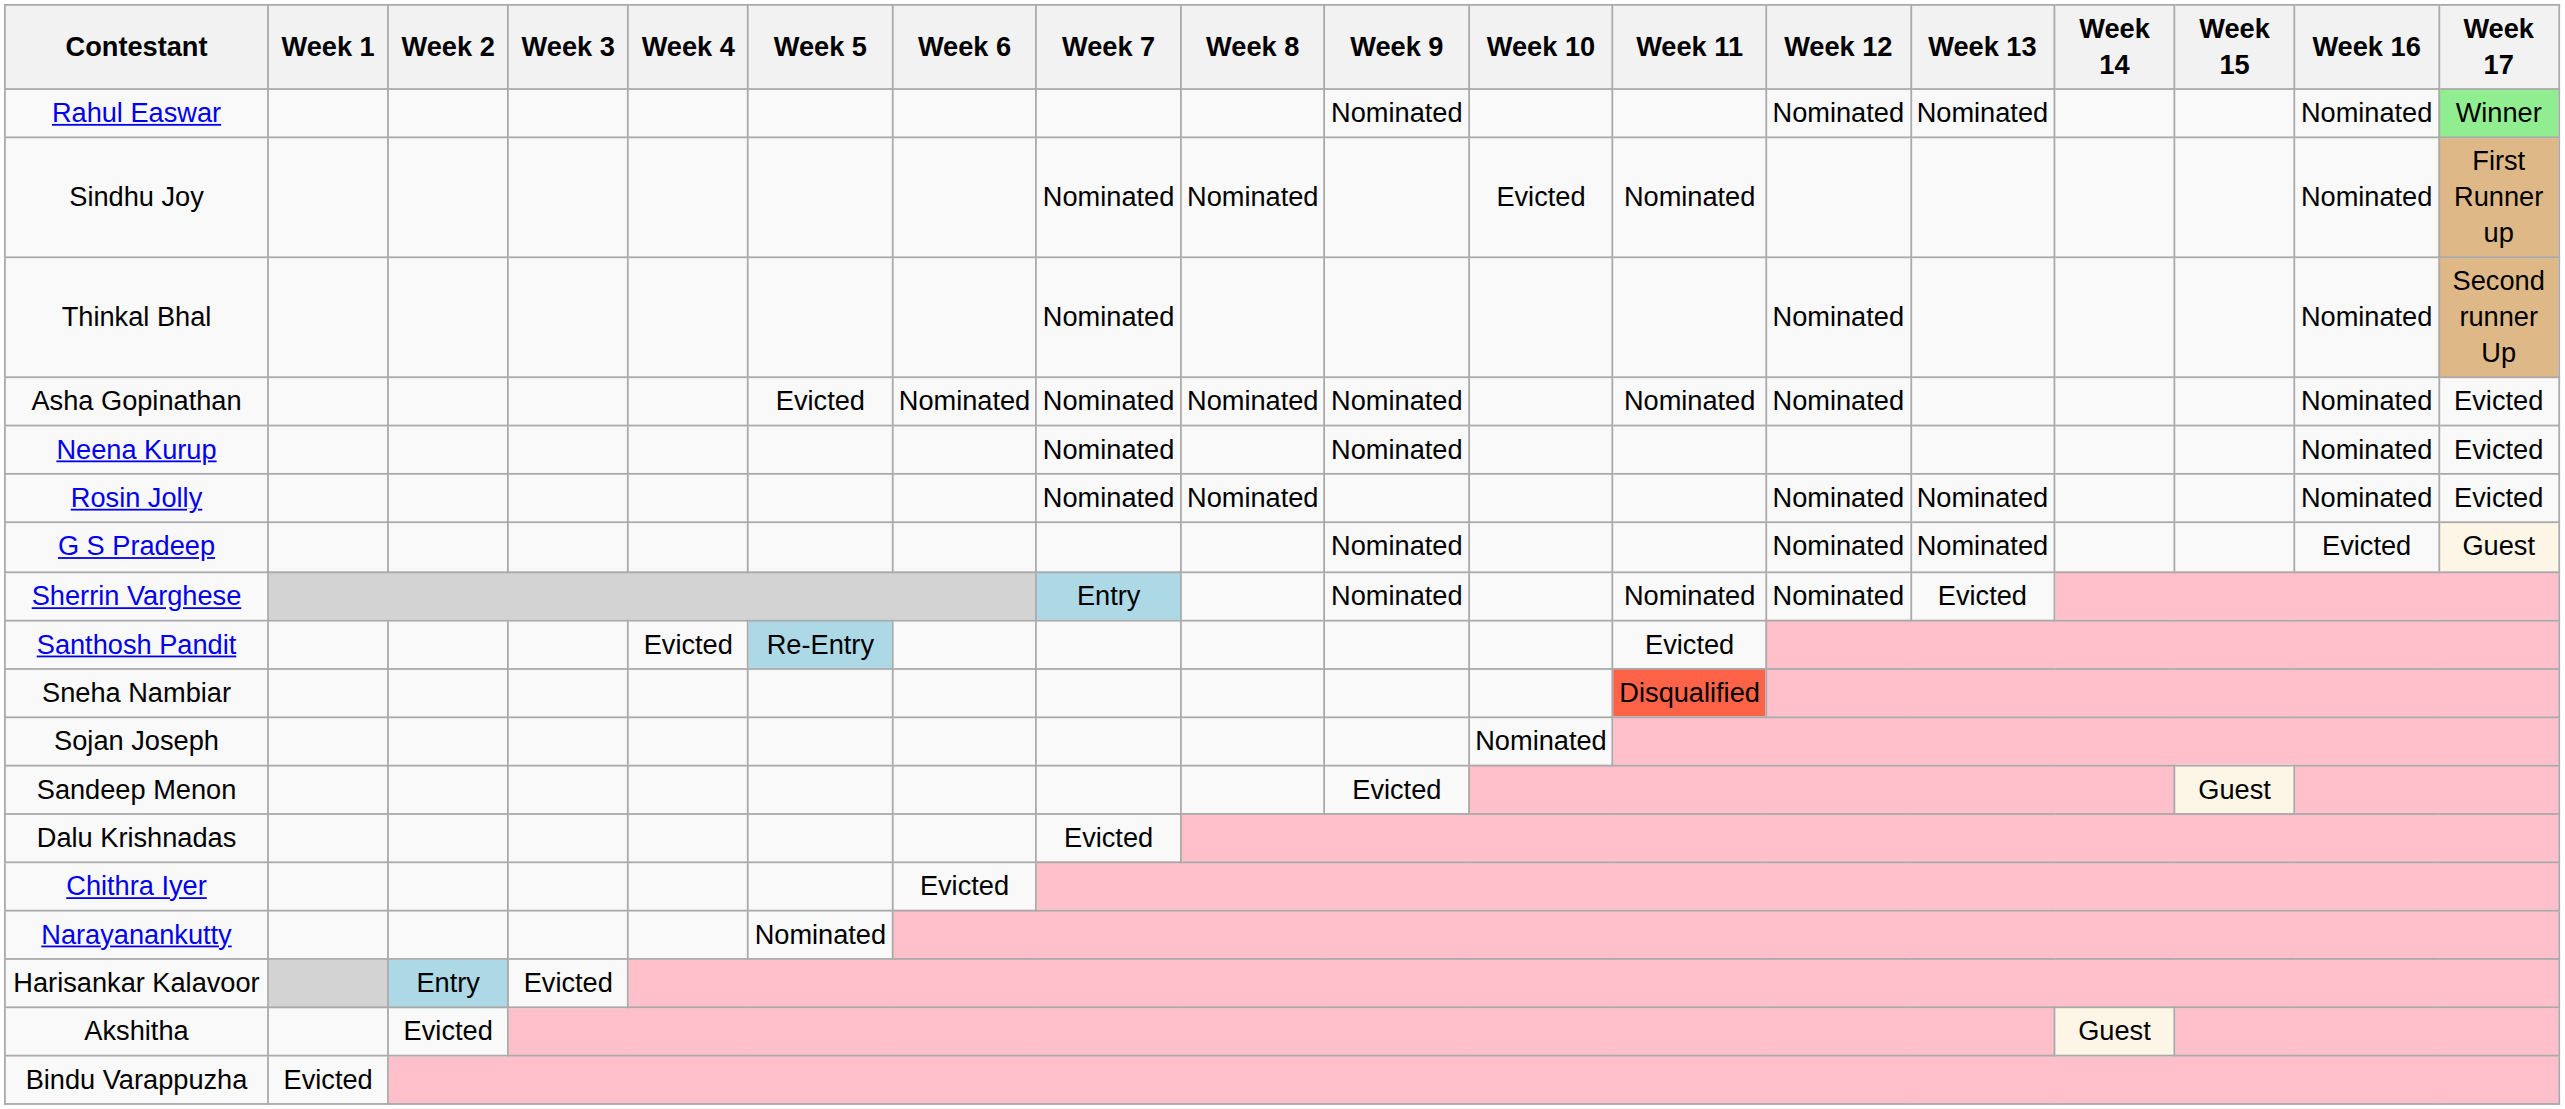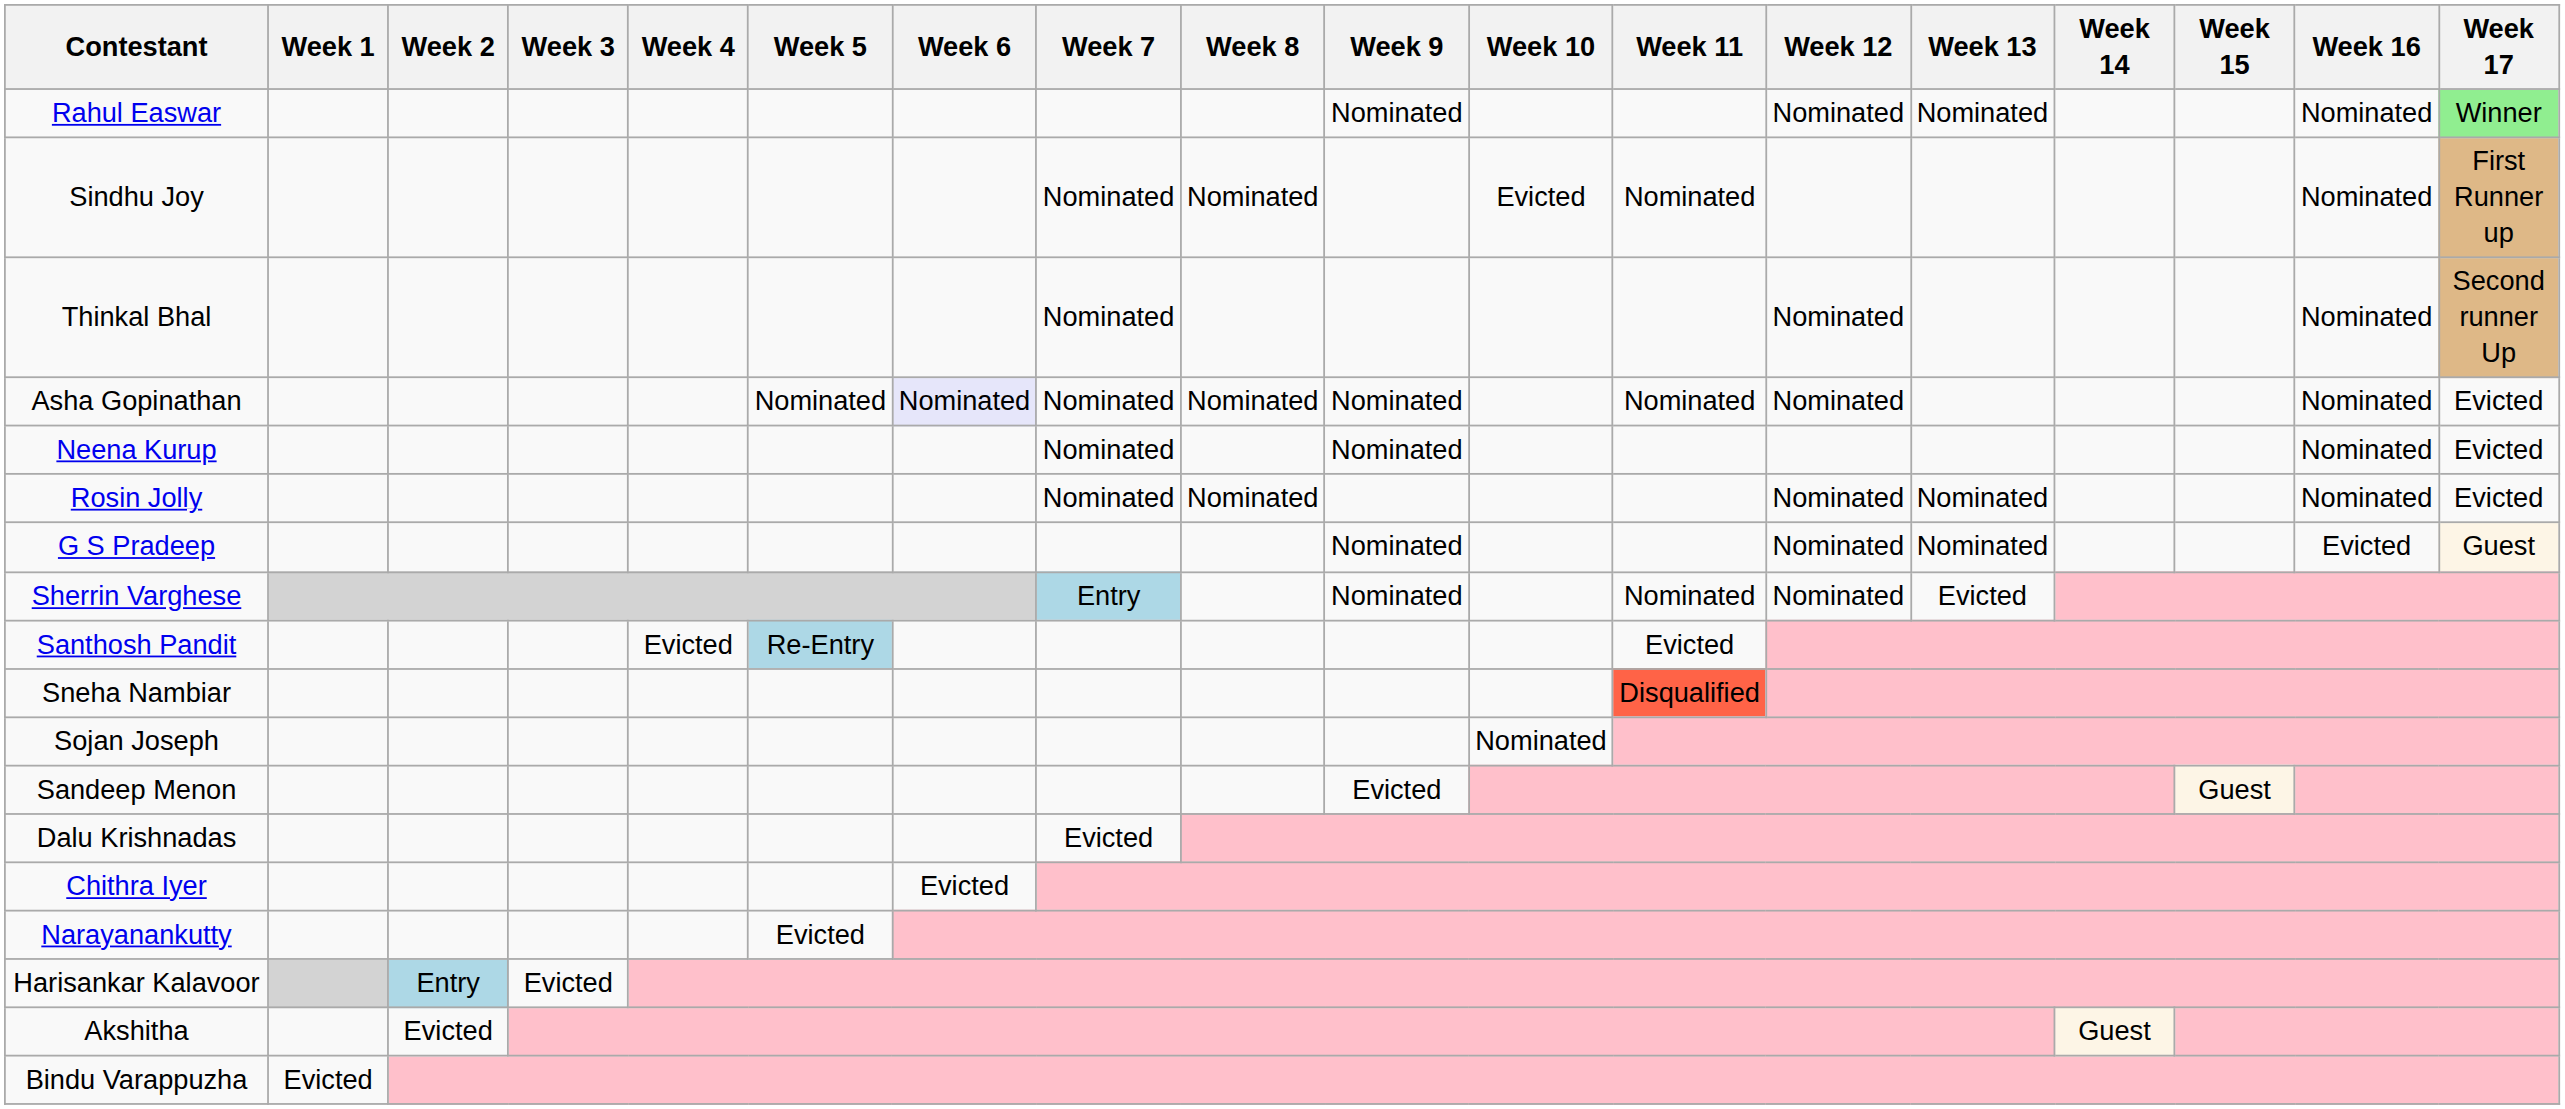(820, 401) Evicted -> (820, 401) Nominated
(964, 401) no background -> (964, 401) lavender background
(820, 934) Nominated -> (820, 934) Evicted
